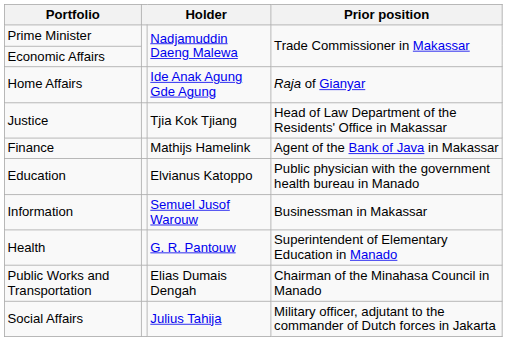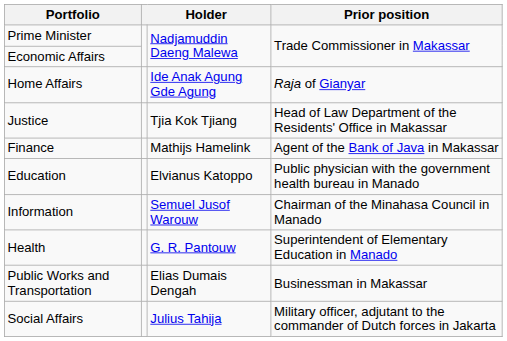(351, 212) Businessman in Makassar -> (382, 212) Chairman of the Minahasa Council in Manado
(382, 283) Chairman of the Minahasa Council in Manado -> (351, 283) Businessman in Makassar
